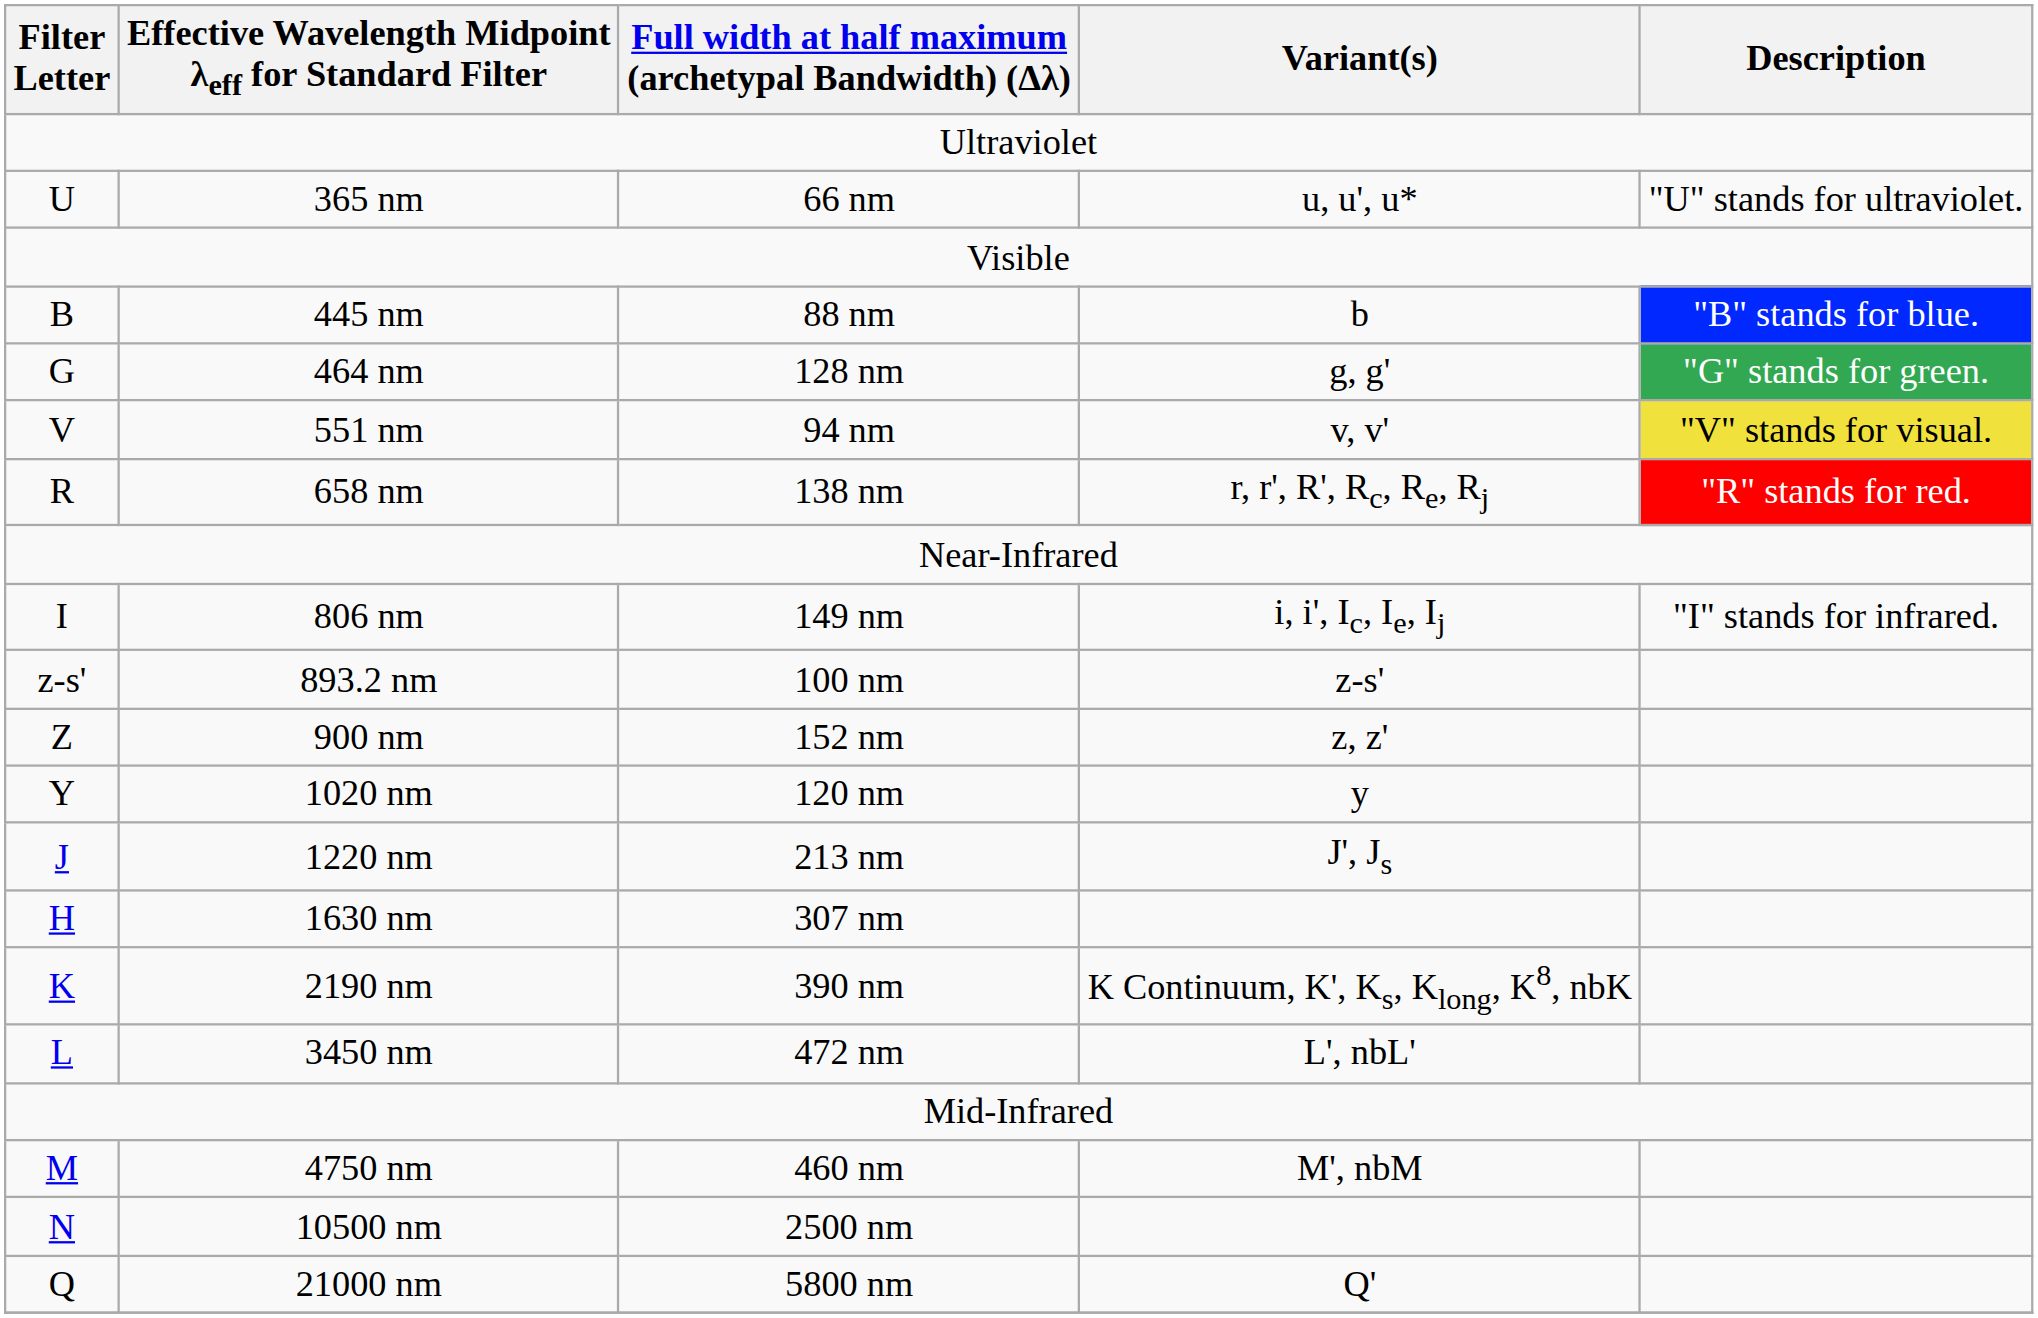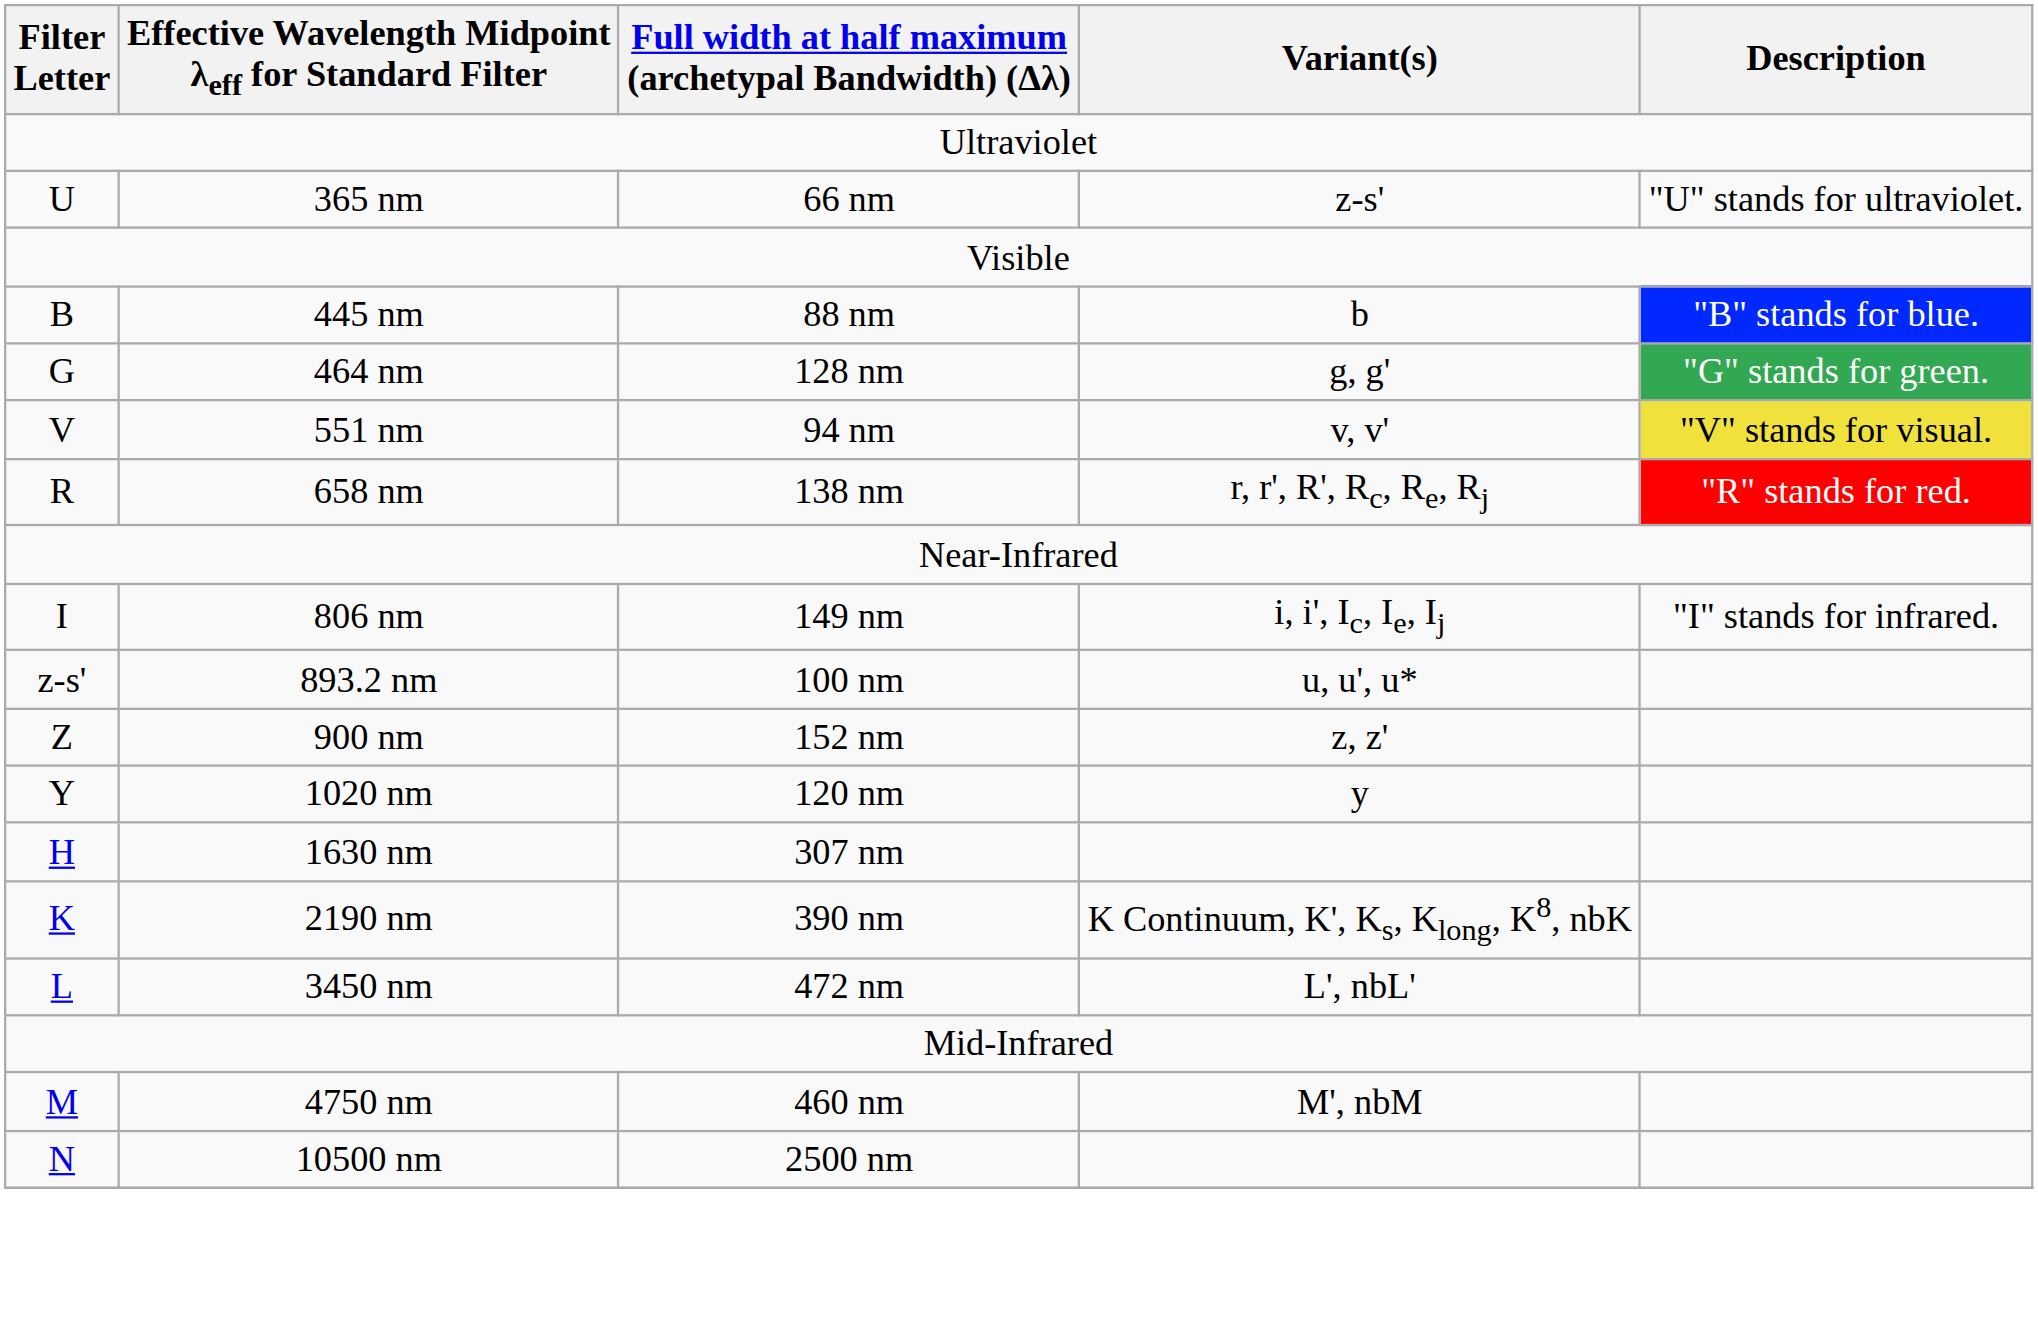(1360, 198) u, u', u* -> (1360, 198) z-s'
(1360, 678) z-s' -> (1360, 678) u, u', u*
- row: (369, 856)
- row: (369, 1283)
